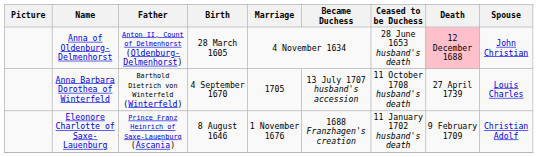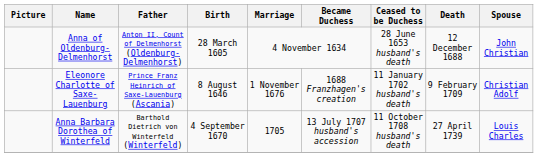(453, 48) pink background -> (453, 48) no background
rows swapped: (85, 131) <-> (85, 90)
